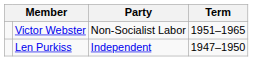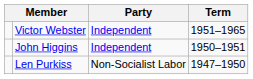(138, 30) Non-Socialist Labor -> (121, 30) Independent
+ row: (46, 47)
(121, 47) Independent -> (138, 64) Non-Socialist Labor
